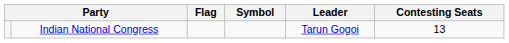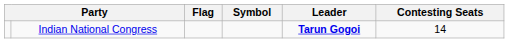(330, 29) normal -> (329, 29) bold
(439, 29) 13 -> (440, 29) 14
